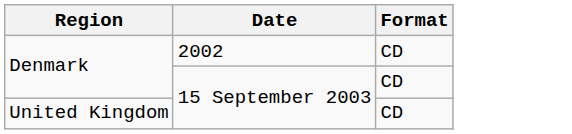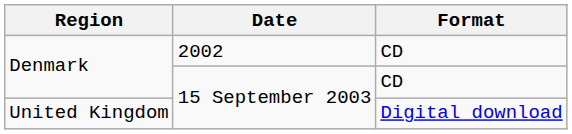(392, 113) CD -> (472, 113) Digital download
